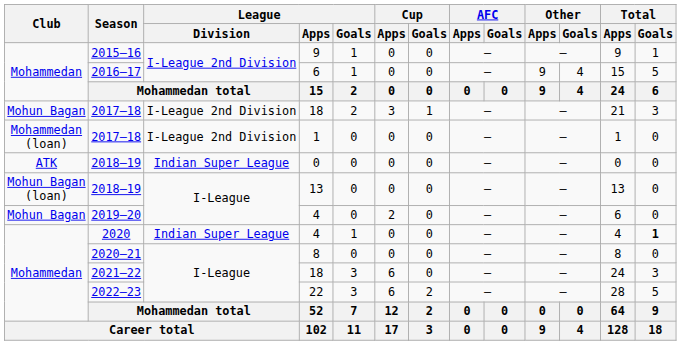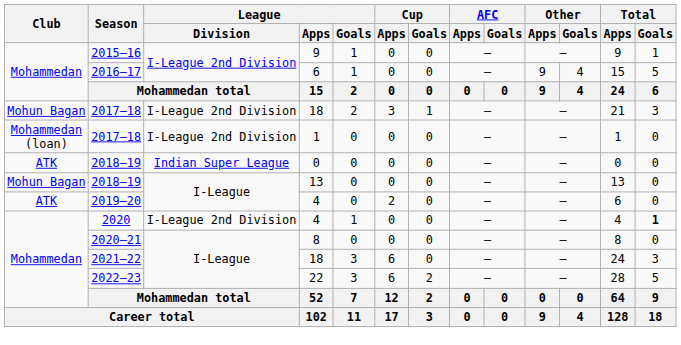(46, 189) Mohun Bagan (loan) -> (46, 182) Mohun Bagan
(46, 215) Mohun Bagan -> (46, 201) ATK
(222, 234) Indian Super League -> (222, 221) I-League 2nd Division
